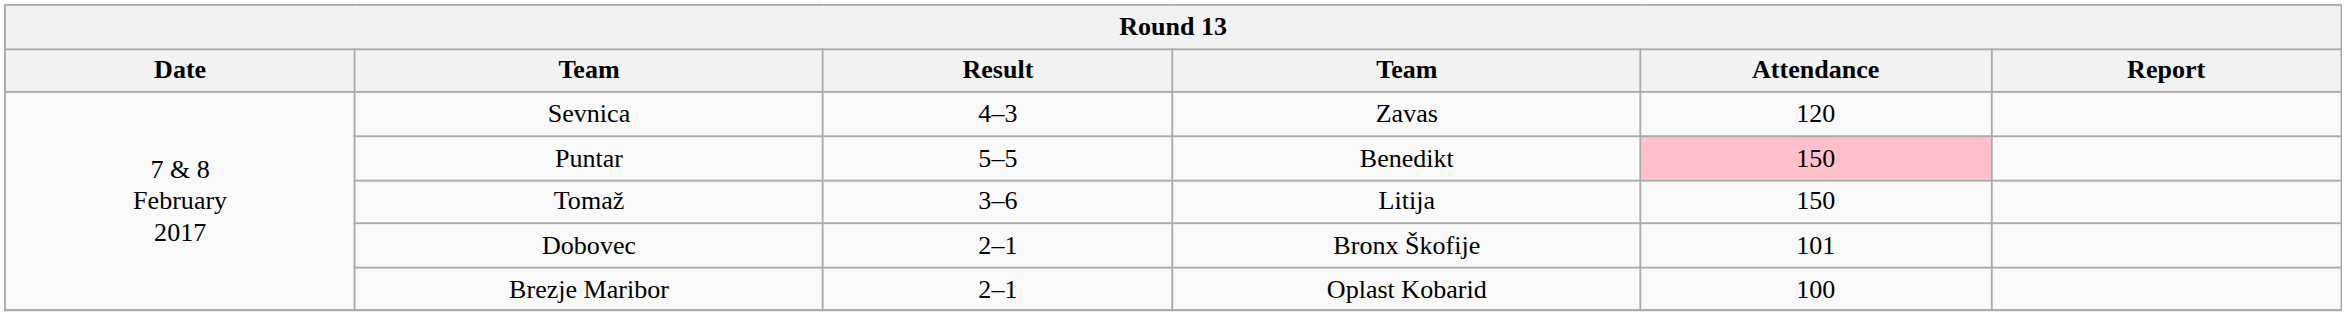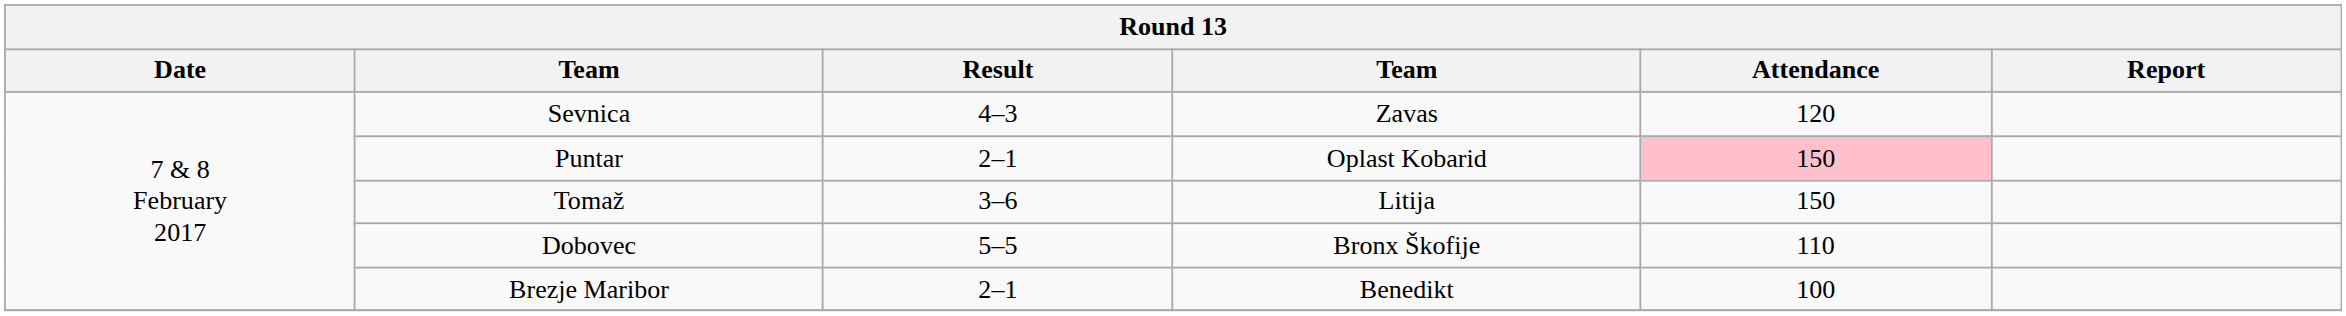(998, 157) 5–5 -> (998, 157) 2–1
(1407, 157) Benedikt -> (1407, 157) Oplast Kobarid
(998, 244) 2–1 -> (998, 244) 5–5
(1816, 244) 101 -> (1816, 244) 110
(1407, 288) Oplast Kobarid -> (1407, 288) Benedikt
